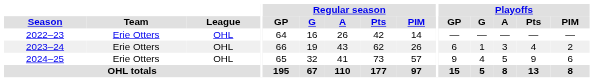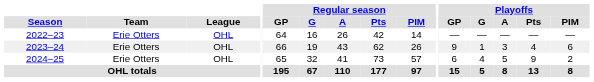(454, 46) 6 -> (454, 46) 9
(570, 46) 2 -> (570, 46) 6
(454, 59) 9 -> (454, 59) 6
(570, 59) 6 -> (570, 59) 2
